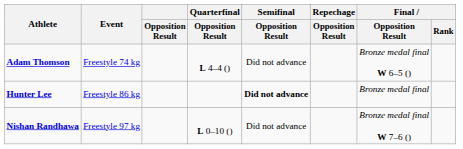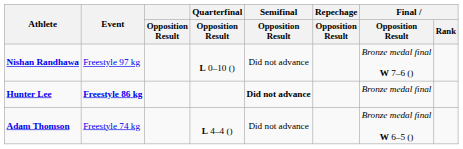rows swapped: (38, 63) <-> (43, 126)
(112, 94) normal -> (113, 94) bold
